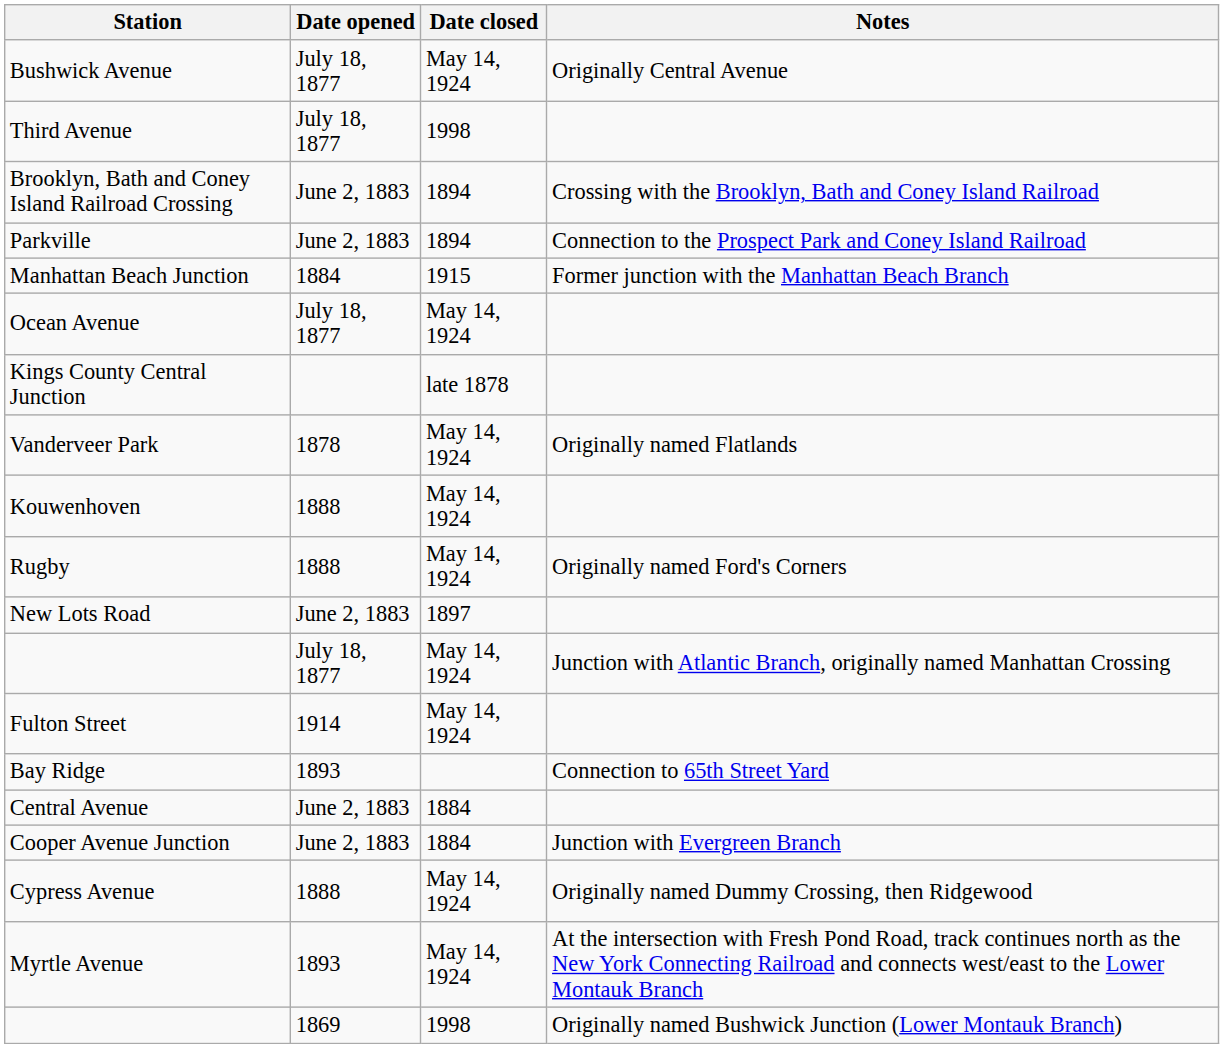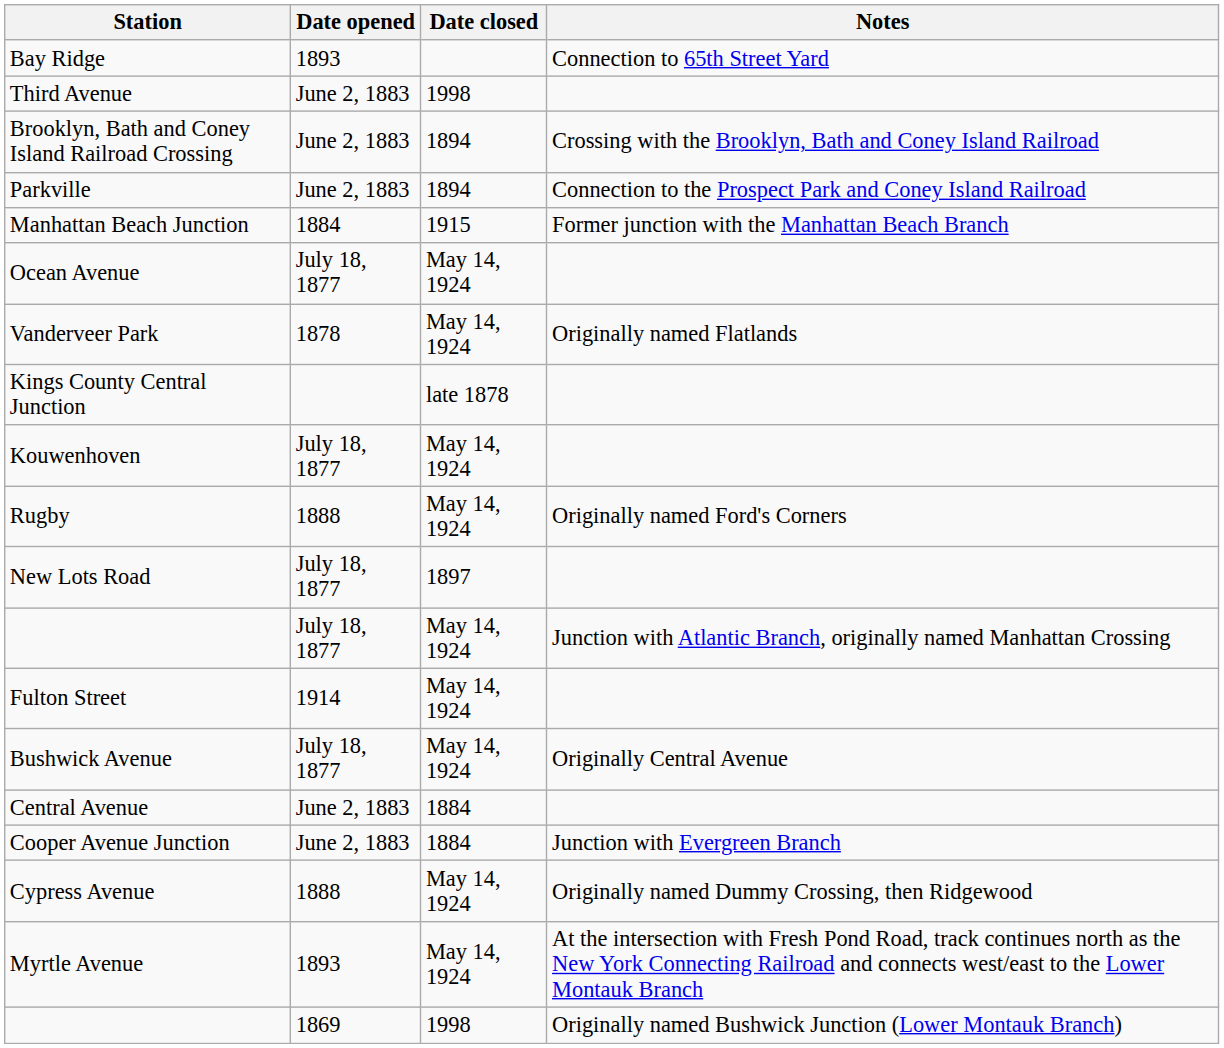rows swapped: (57, 771) <-> (91, 70)
(331, 131) July 18, 1877 -> (353, 93) June 2, 1883
rows swapped: (108, 384) <-> (84, 445)
(318, 505) 1888 -> (331, 455) July 18, 1877
(353, 614) June 2, 1883 -> (331, 576) July 18, 1877
